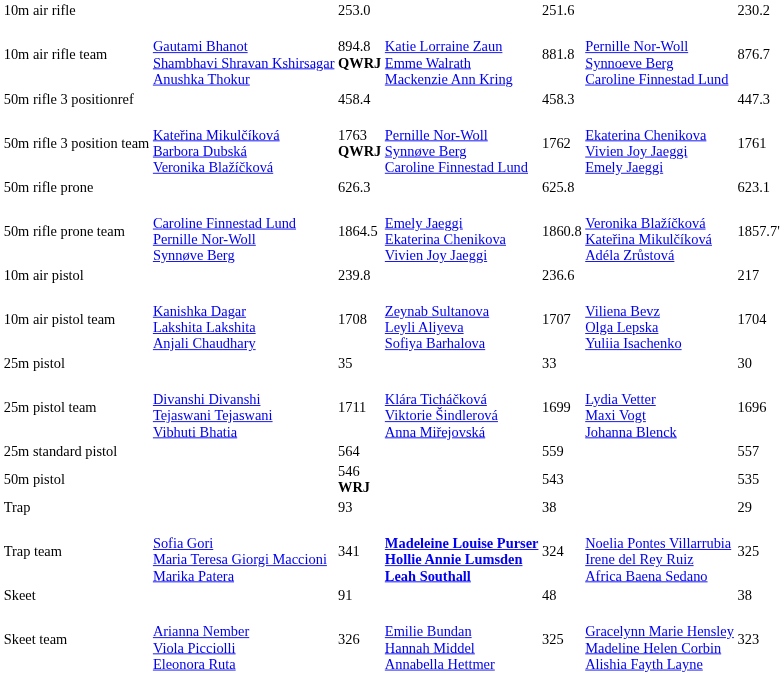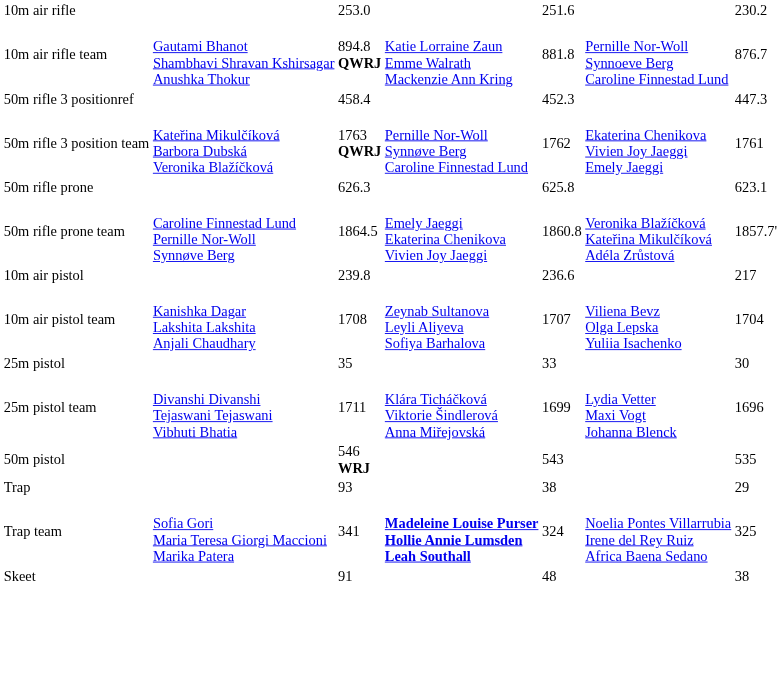(558, 99) 458.3 -> (558, 99) 452.3
- row: (60, 451)
- row: (35, 639)
